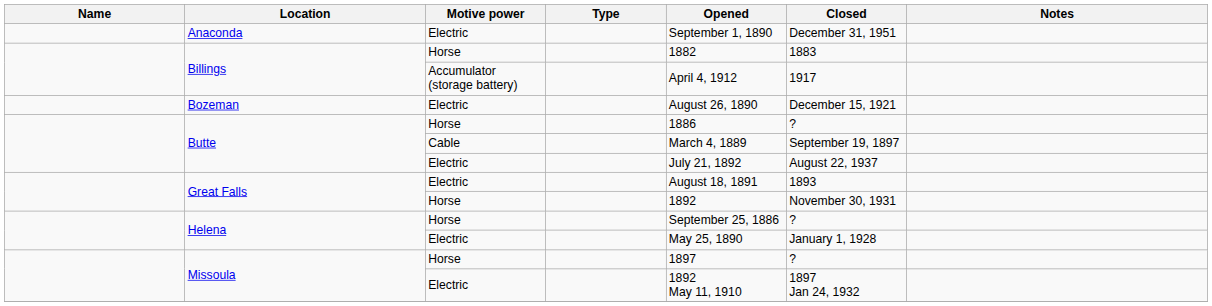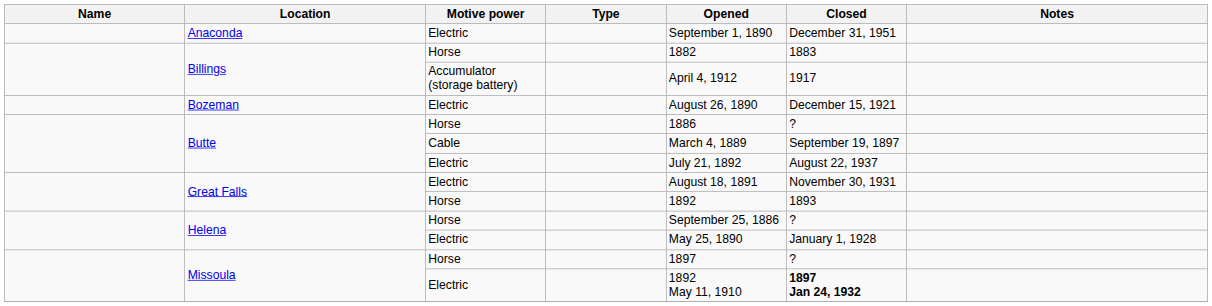(803, 182) 1893 -> (843, 182) November 30, 1931
(843, 201) November 30, 1931 -> (803, 201) 1893
(824, 285) normal -> (825, 285) bold
